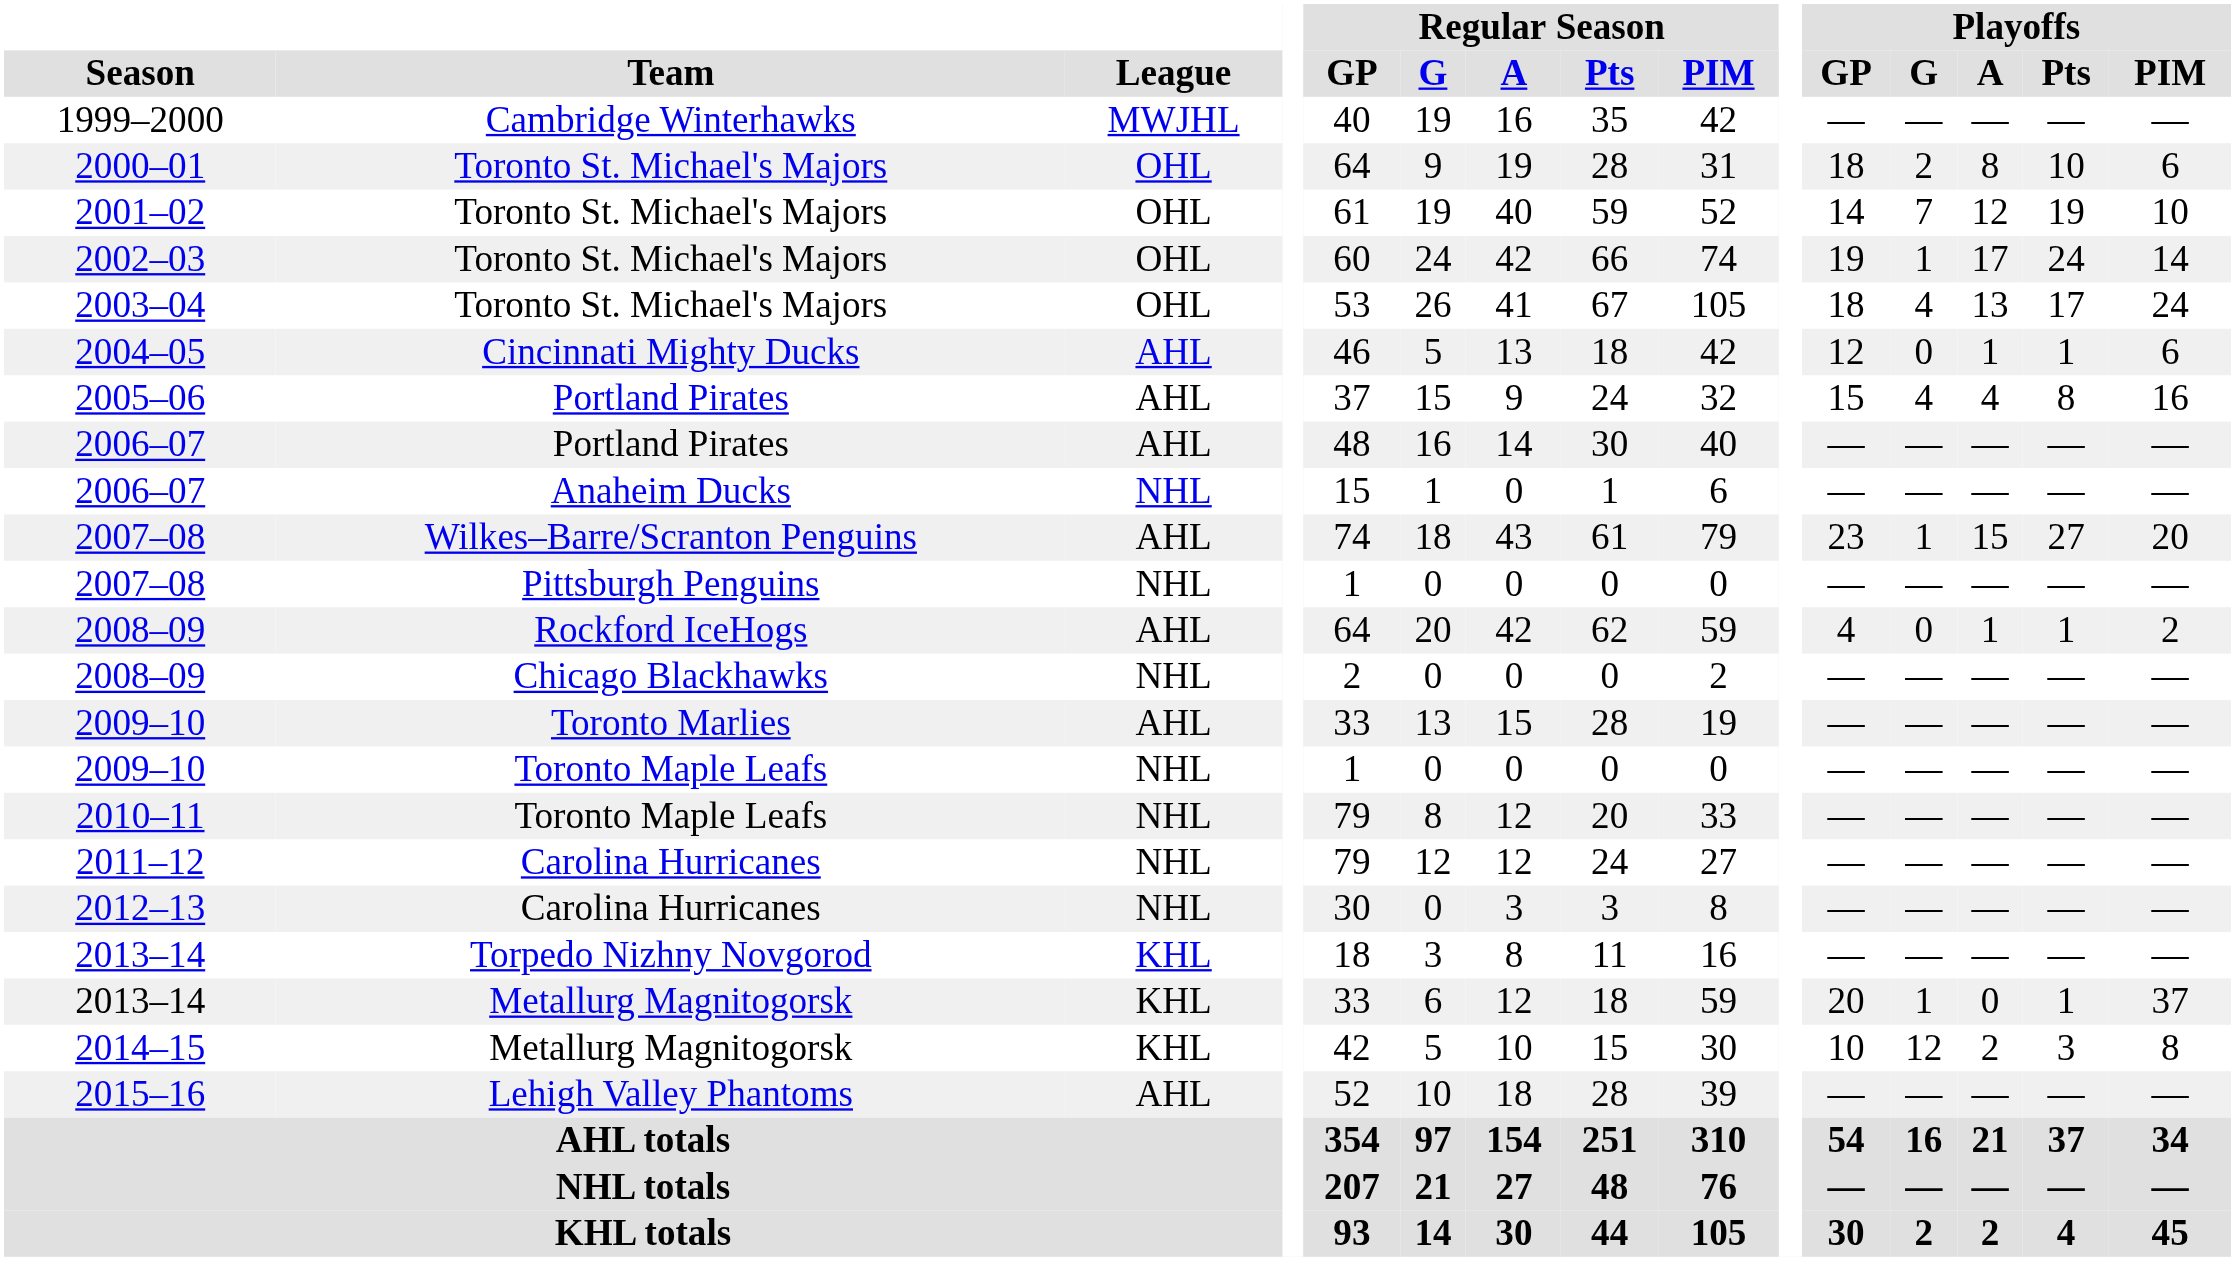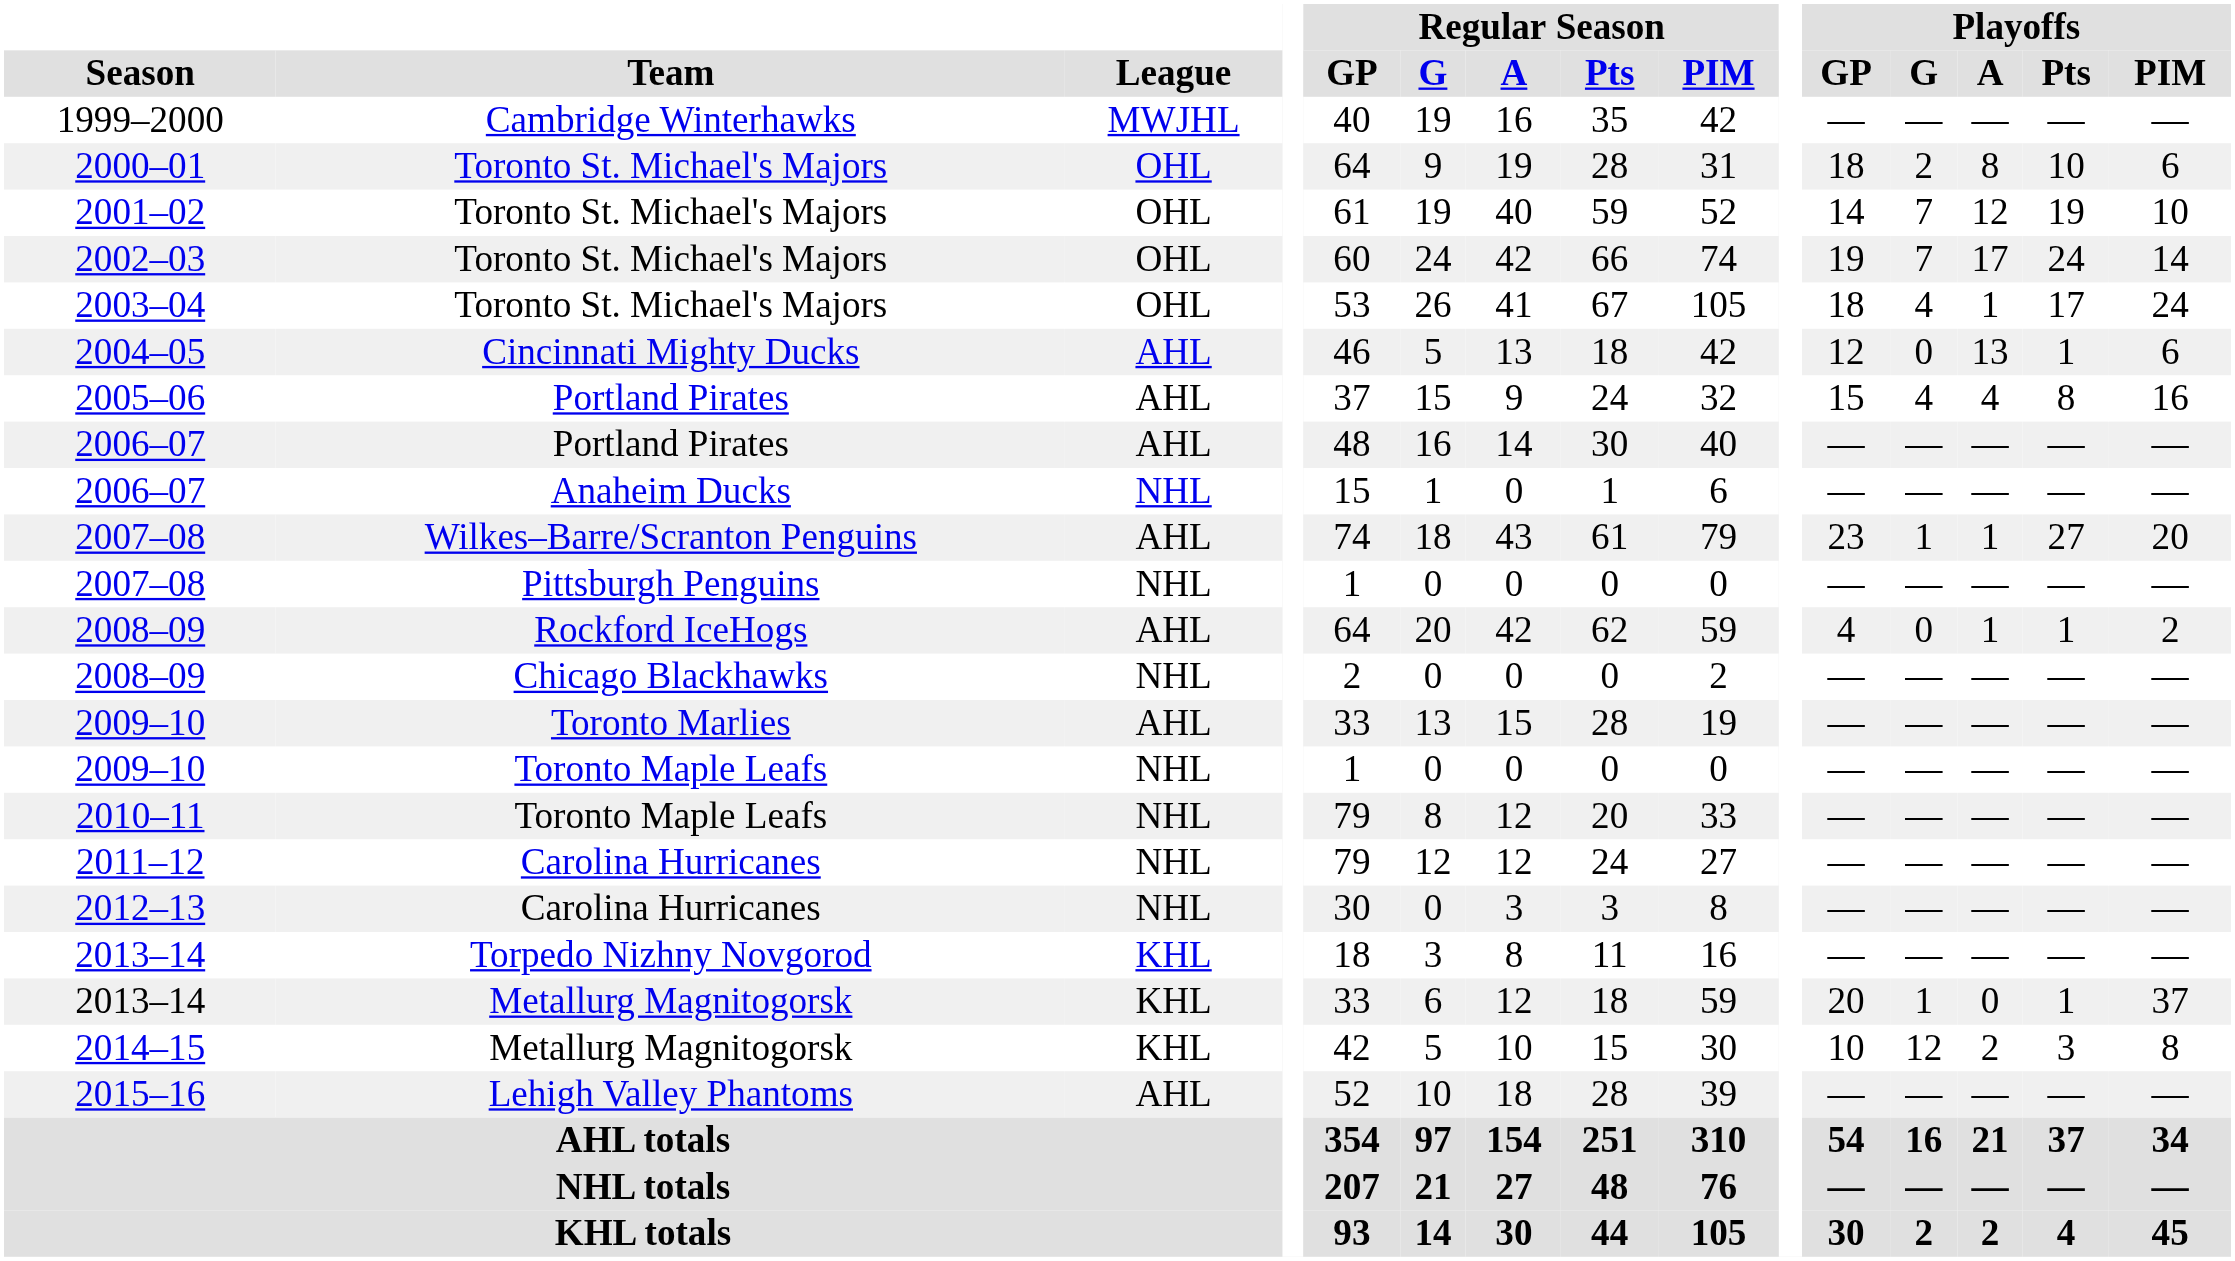(1924, 258) 1 -> (1924, 258) 7
(1990, 304) 13 -> (1990, 304) 1
(1990, 351) 1 -> (1990, 351) 13
(1990, 536) 15 -> (1990, 536) 1
